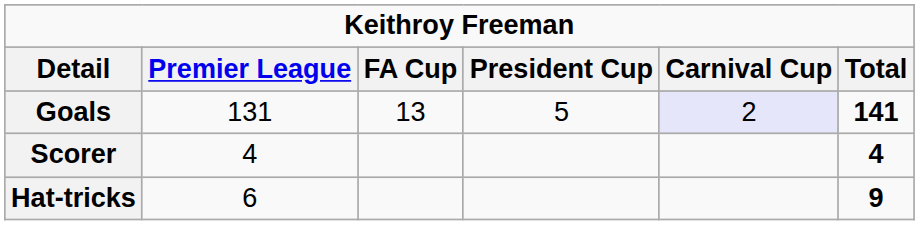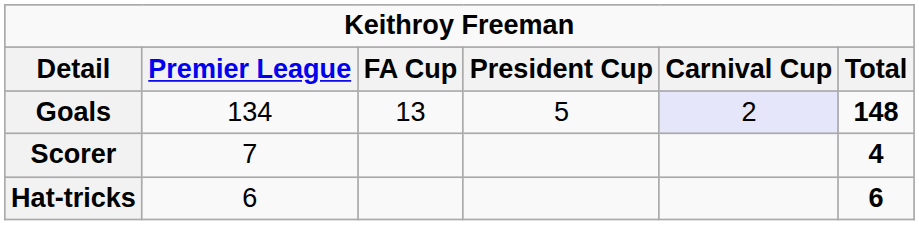(250, 111) 131 -> (250, 111) 134
(876, 111) 141 -> (876, 111) 148
(250, 154) 4 -> (250, 154) 7
(876, 197) 9 -> (876, 197) 6
